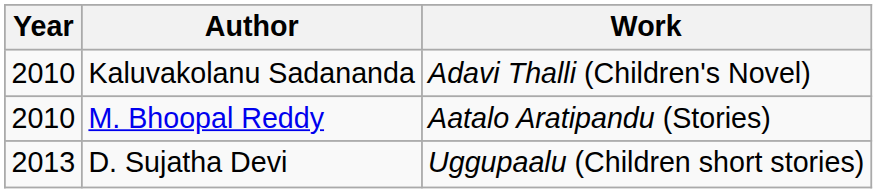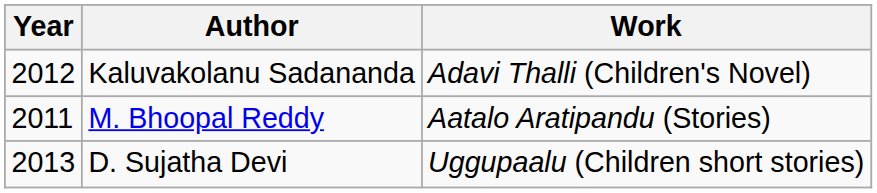(43, 72) 2010 -> (43, 72) 2012
(43, 118) 2010 -> (42, 118) 2011
